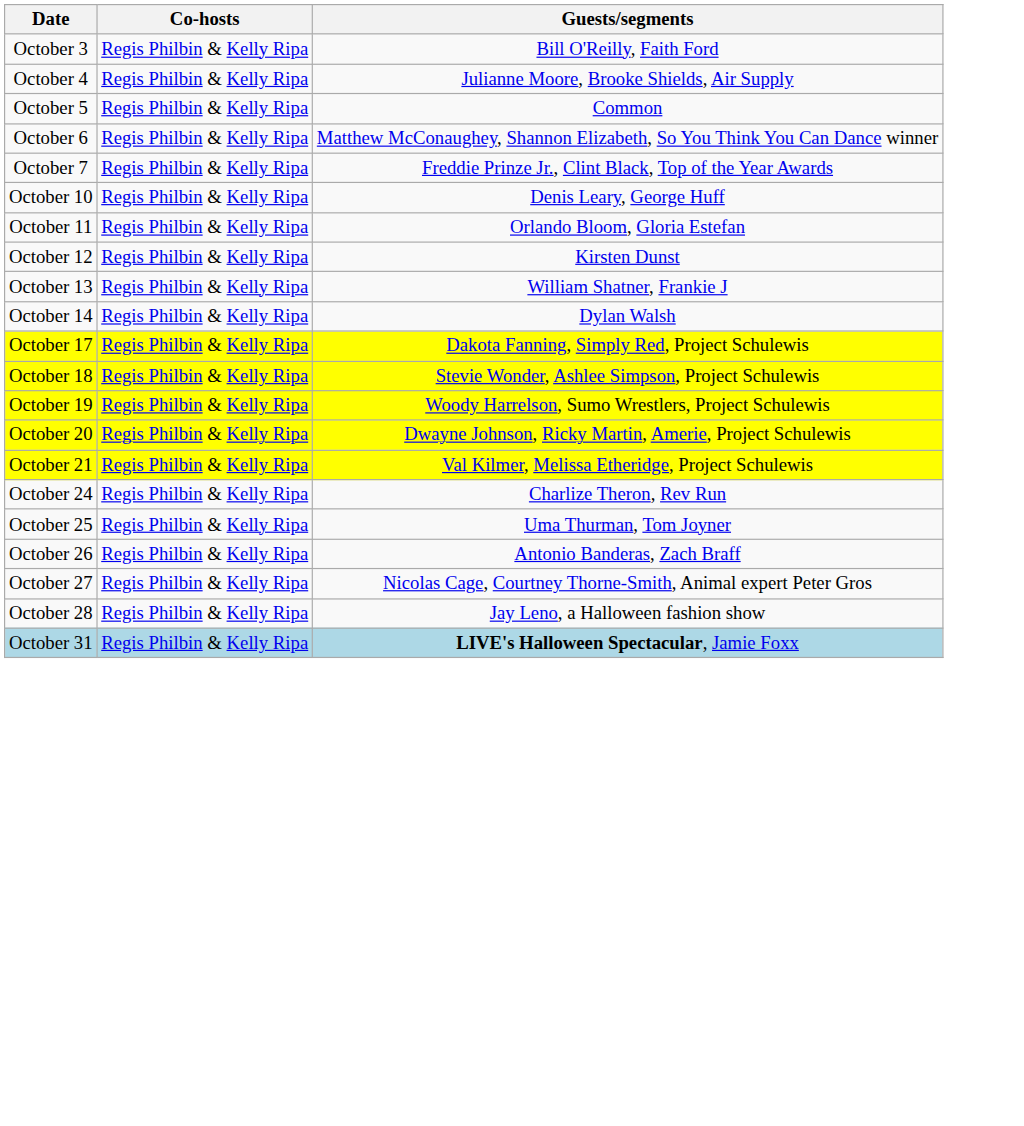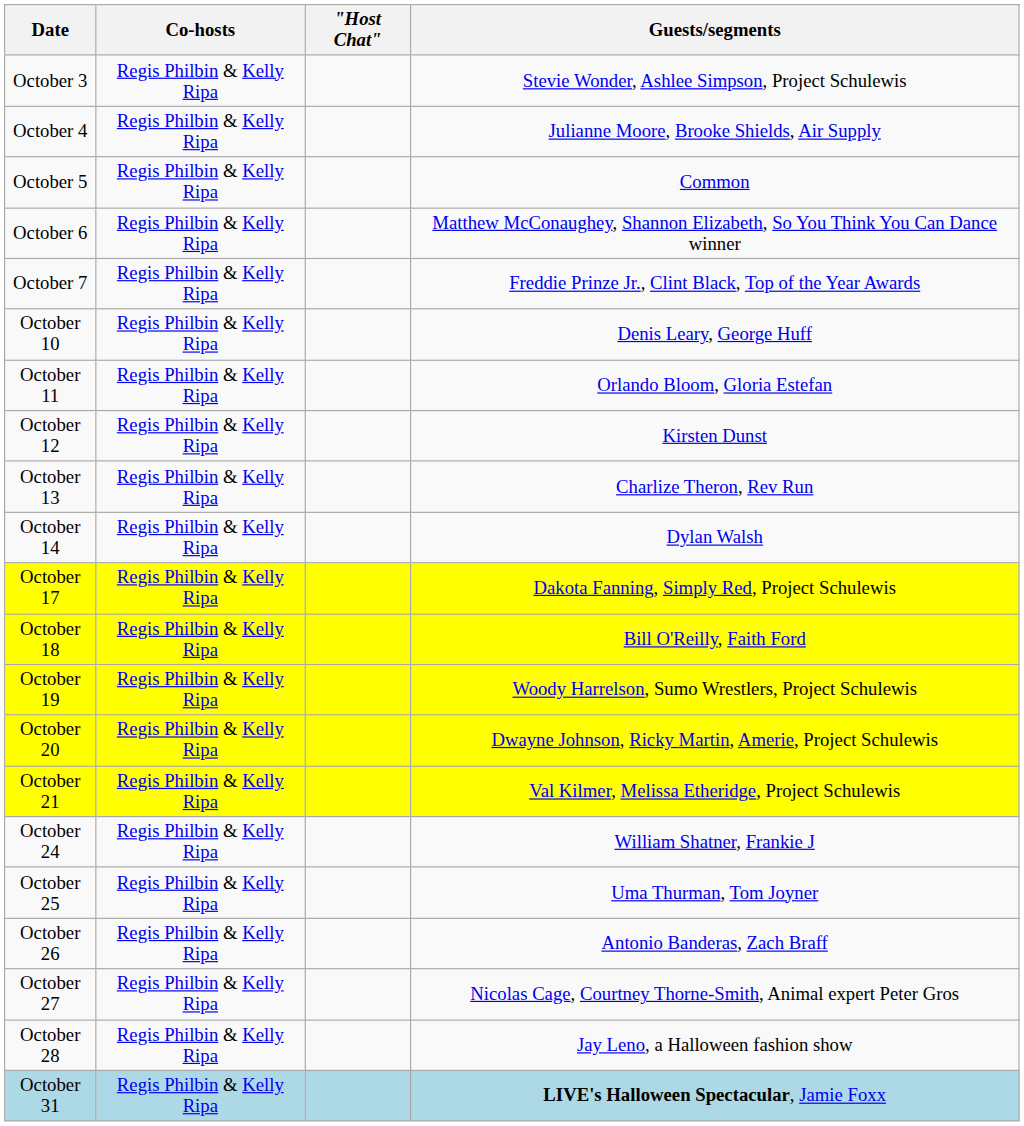+ column: (358, 29)
(628, 49) Bill O'Reilly, Faith Ford -> (715, 80) Stevie Wonder, Ashlee Simpson, Project Schulewis
(628, 286) William Shatner, Frankie J -> (715, 486) Charlize Theron, Rev Run
(628, 375) Stevie Wonder, Ashlee Simpson, Project Schulewis -> (715, 638) Bill O'Reilly, Faith Ford
(628, 494) Charlize Theron, Rev Run -> (715, 841) William Shatner, Frankie J
